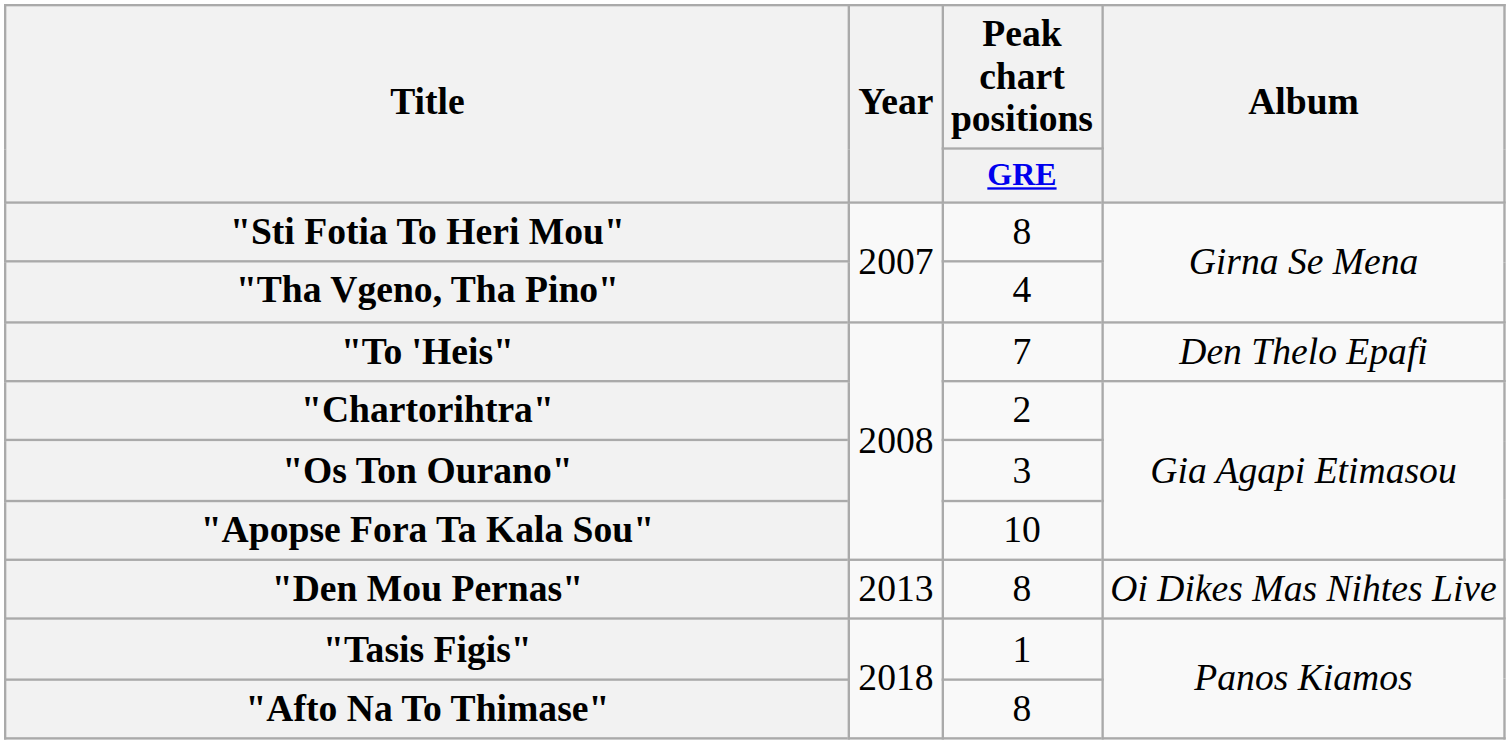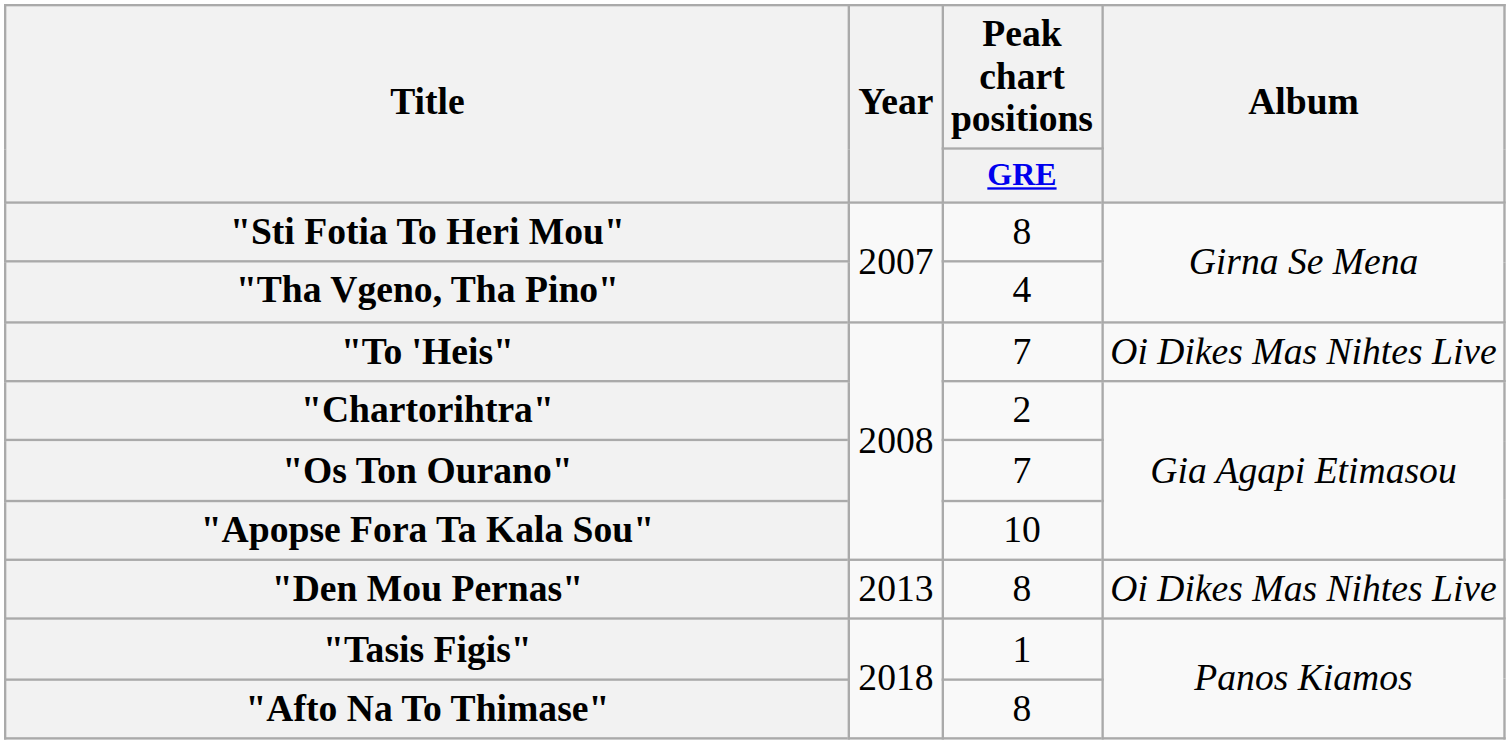(1304, 350) Den Thelo Epafi -> (1304, 350) Oi Dikes Mas Nihtes Live
(1022, 469) 3 -> (1022, 469) 7
